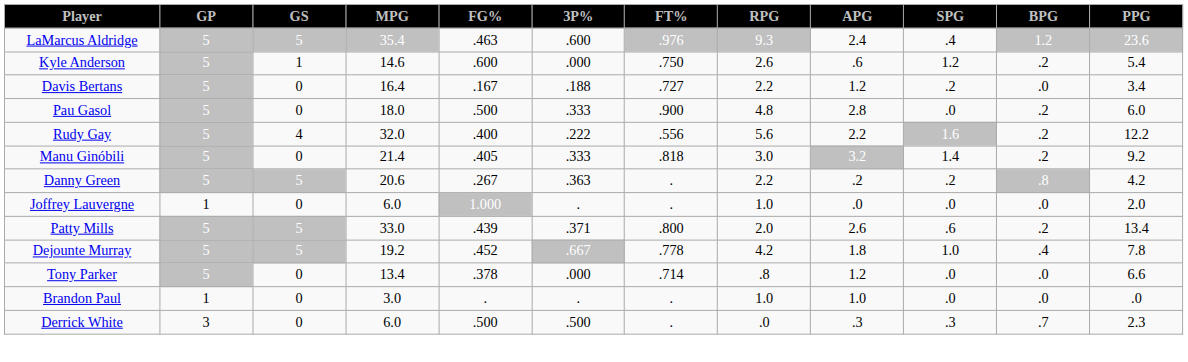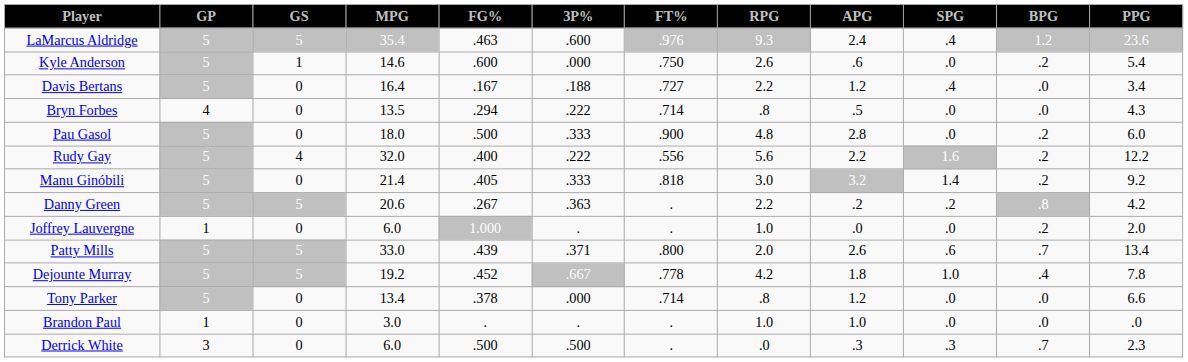(950, 63) 1.2 -> (950, 63) .0
(950, 87) .2 -> (950, 87) .4
+ row: (82, 110)
(1043, 204) .0 -> (1043, 228) .2
(1043, 228) .2 -> (1043, 251) .7
